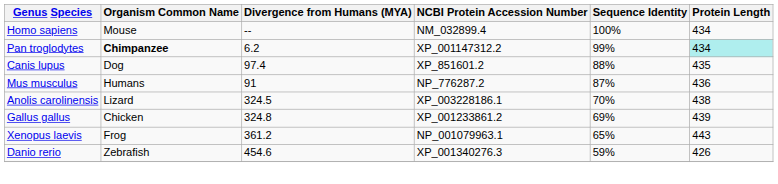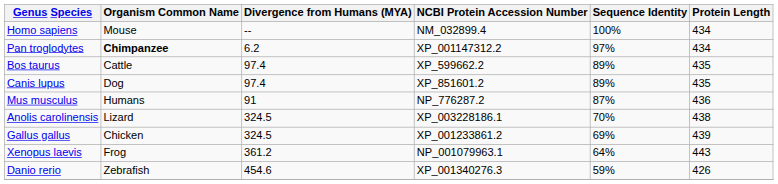(604, 48) 99% -> (604, 48) 97%
(701, 48) paleturquoise background -> (701, 48) no background
+ row: (33, 65)
(604, 65) 88% -> (604, 83) 89%
(258, 118) 324.8 -> (258, 135) 324.5
(604, 135) 65% -> (604, 153) 64%
